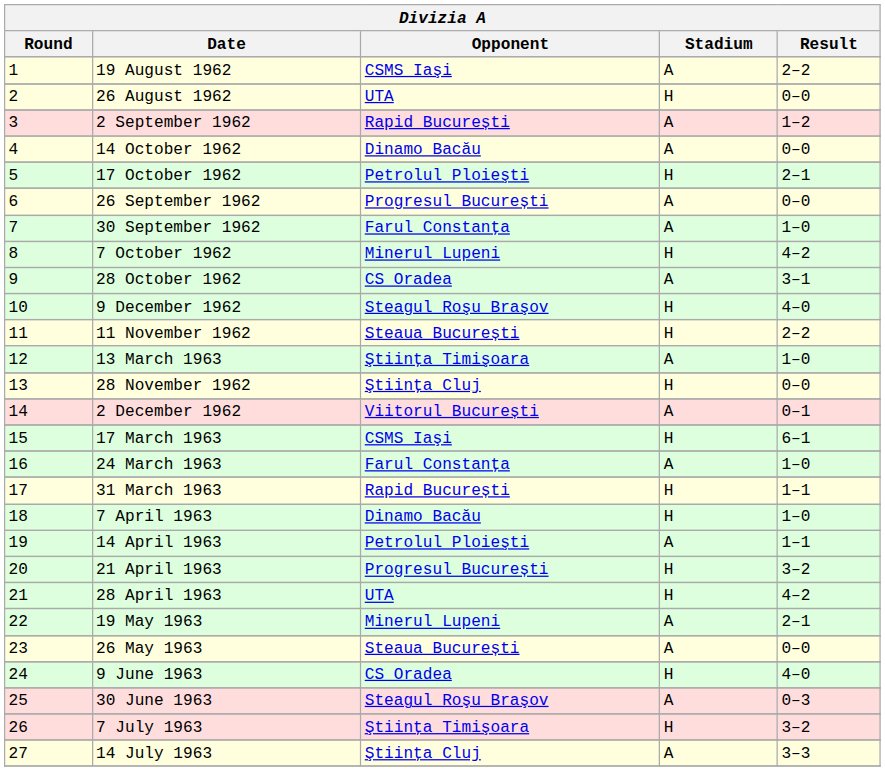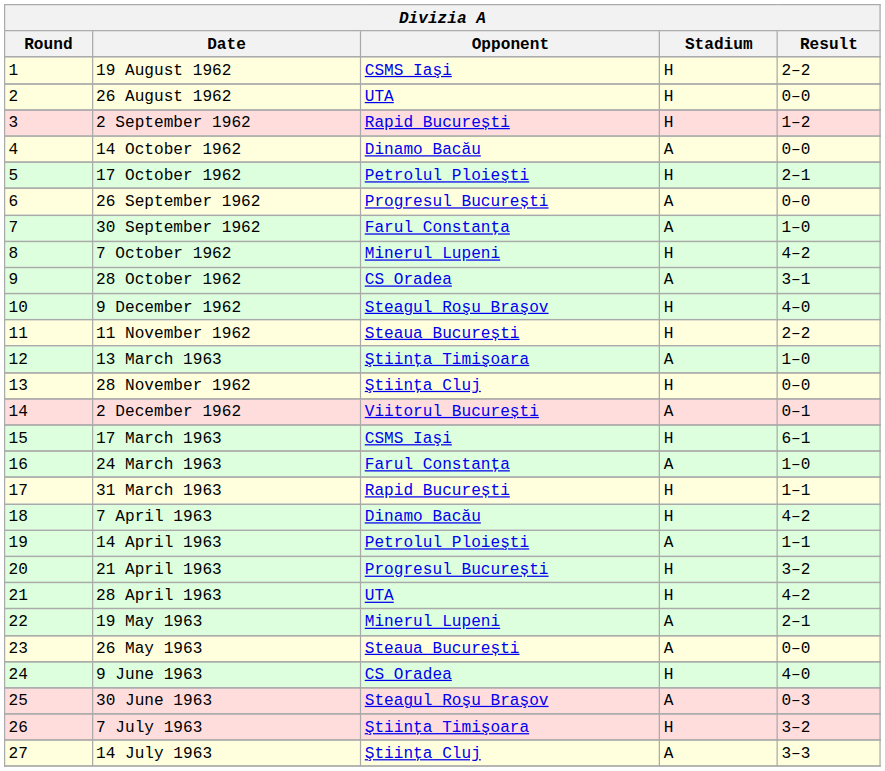(669, 70) A -> (669, 70) H
(669, 123) A -> (669, 123) H
(796, 517) 1–0 -> (796, 517) 4–2
